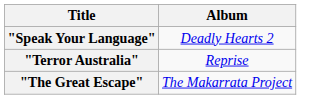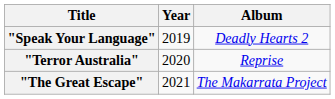+ column: (176, 15)
